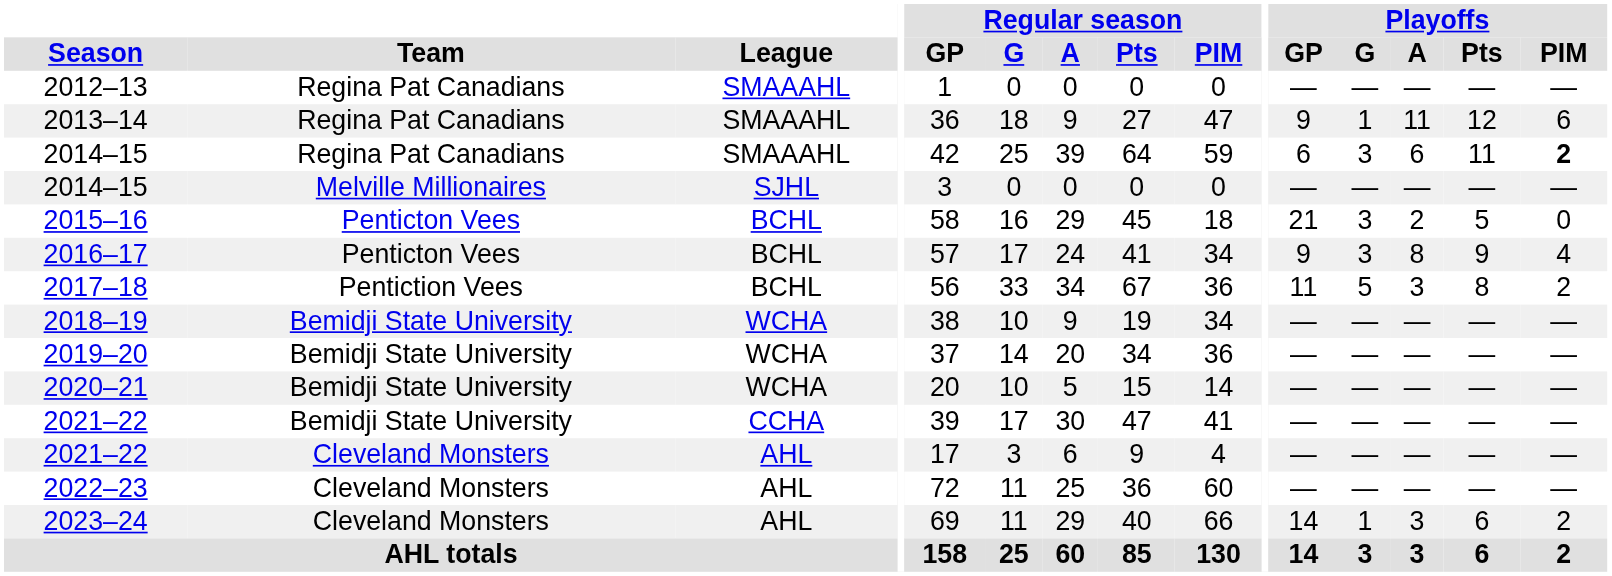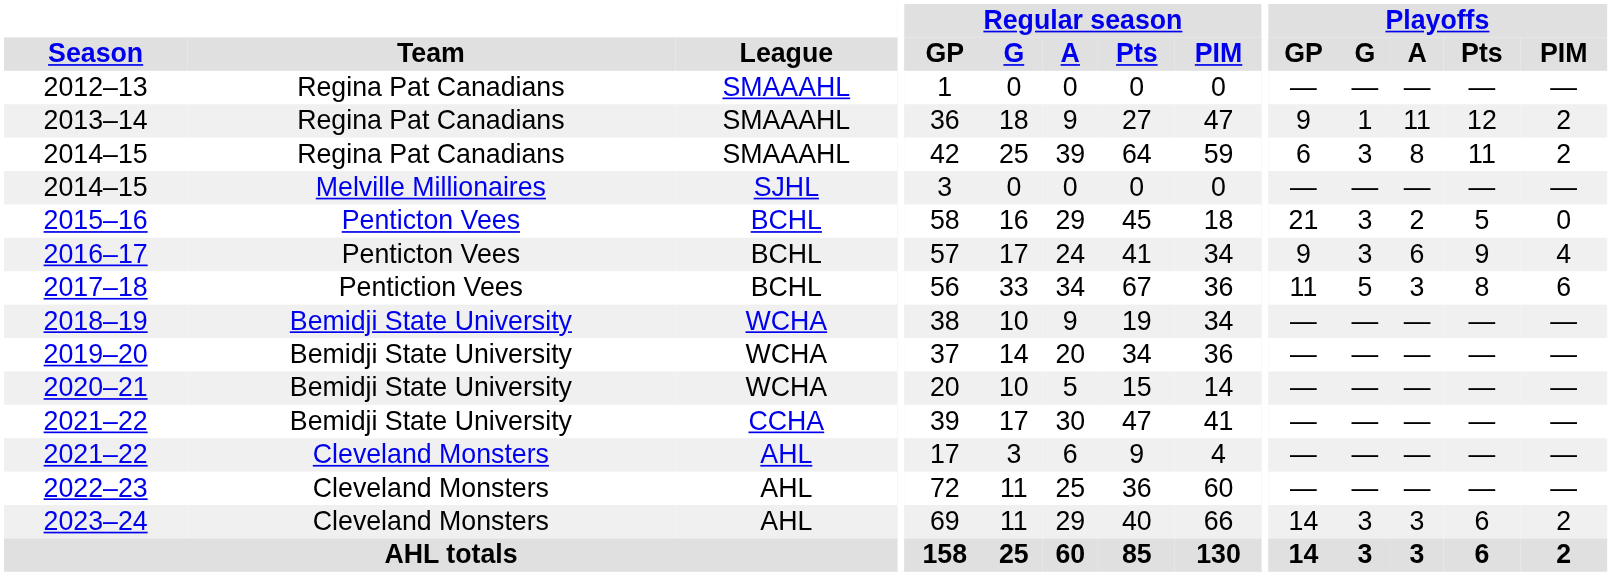(1564, 120) 6 -> (1564, 120) 2
(1417, 153) 6 -> (1417, 153) 8
(1564, 153) bold -> (1564, 153) normal
(1417, 254) 8 -> (1417, 254) 6
(1564, 287) 2 -> (1564, 287) 6
(1365, 521) 1 -> (1365, 521) 3
